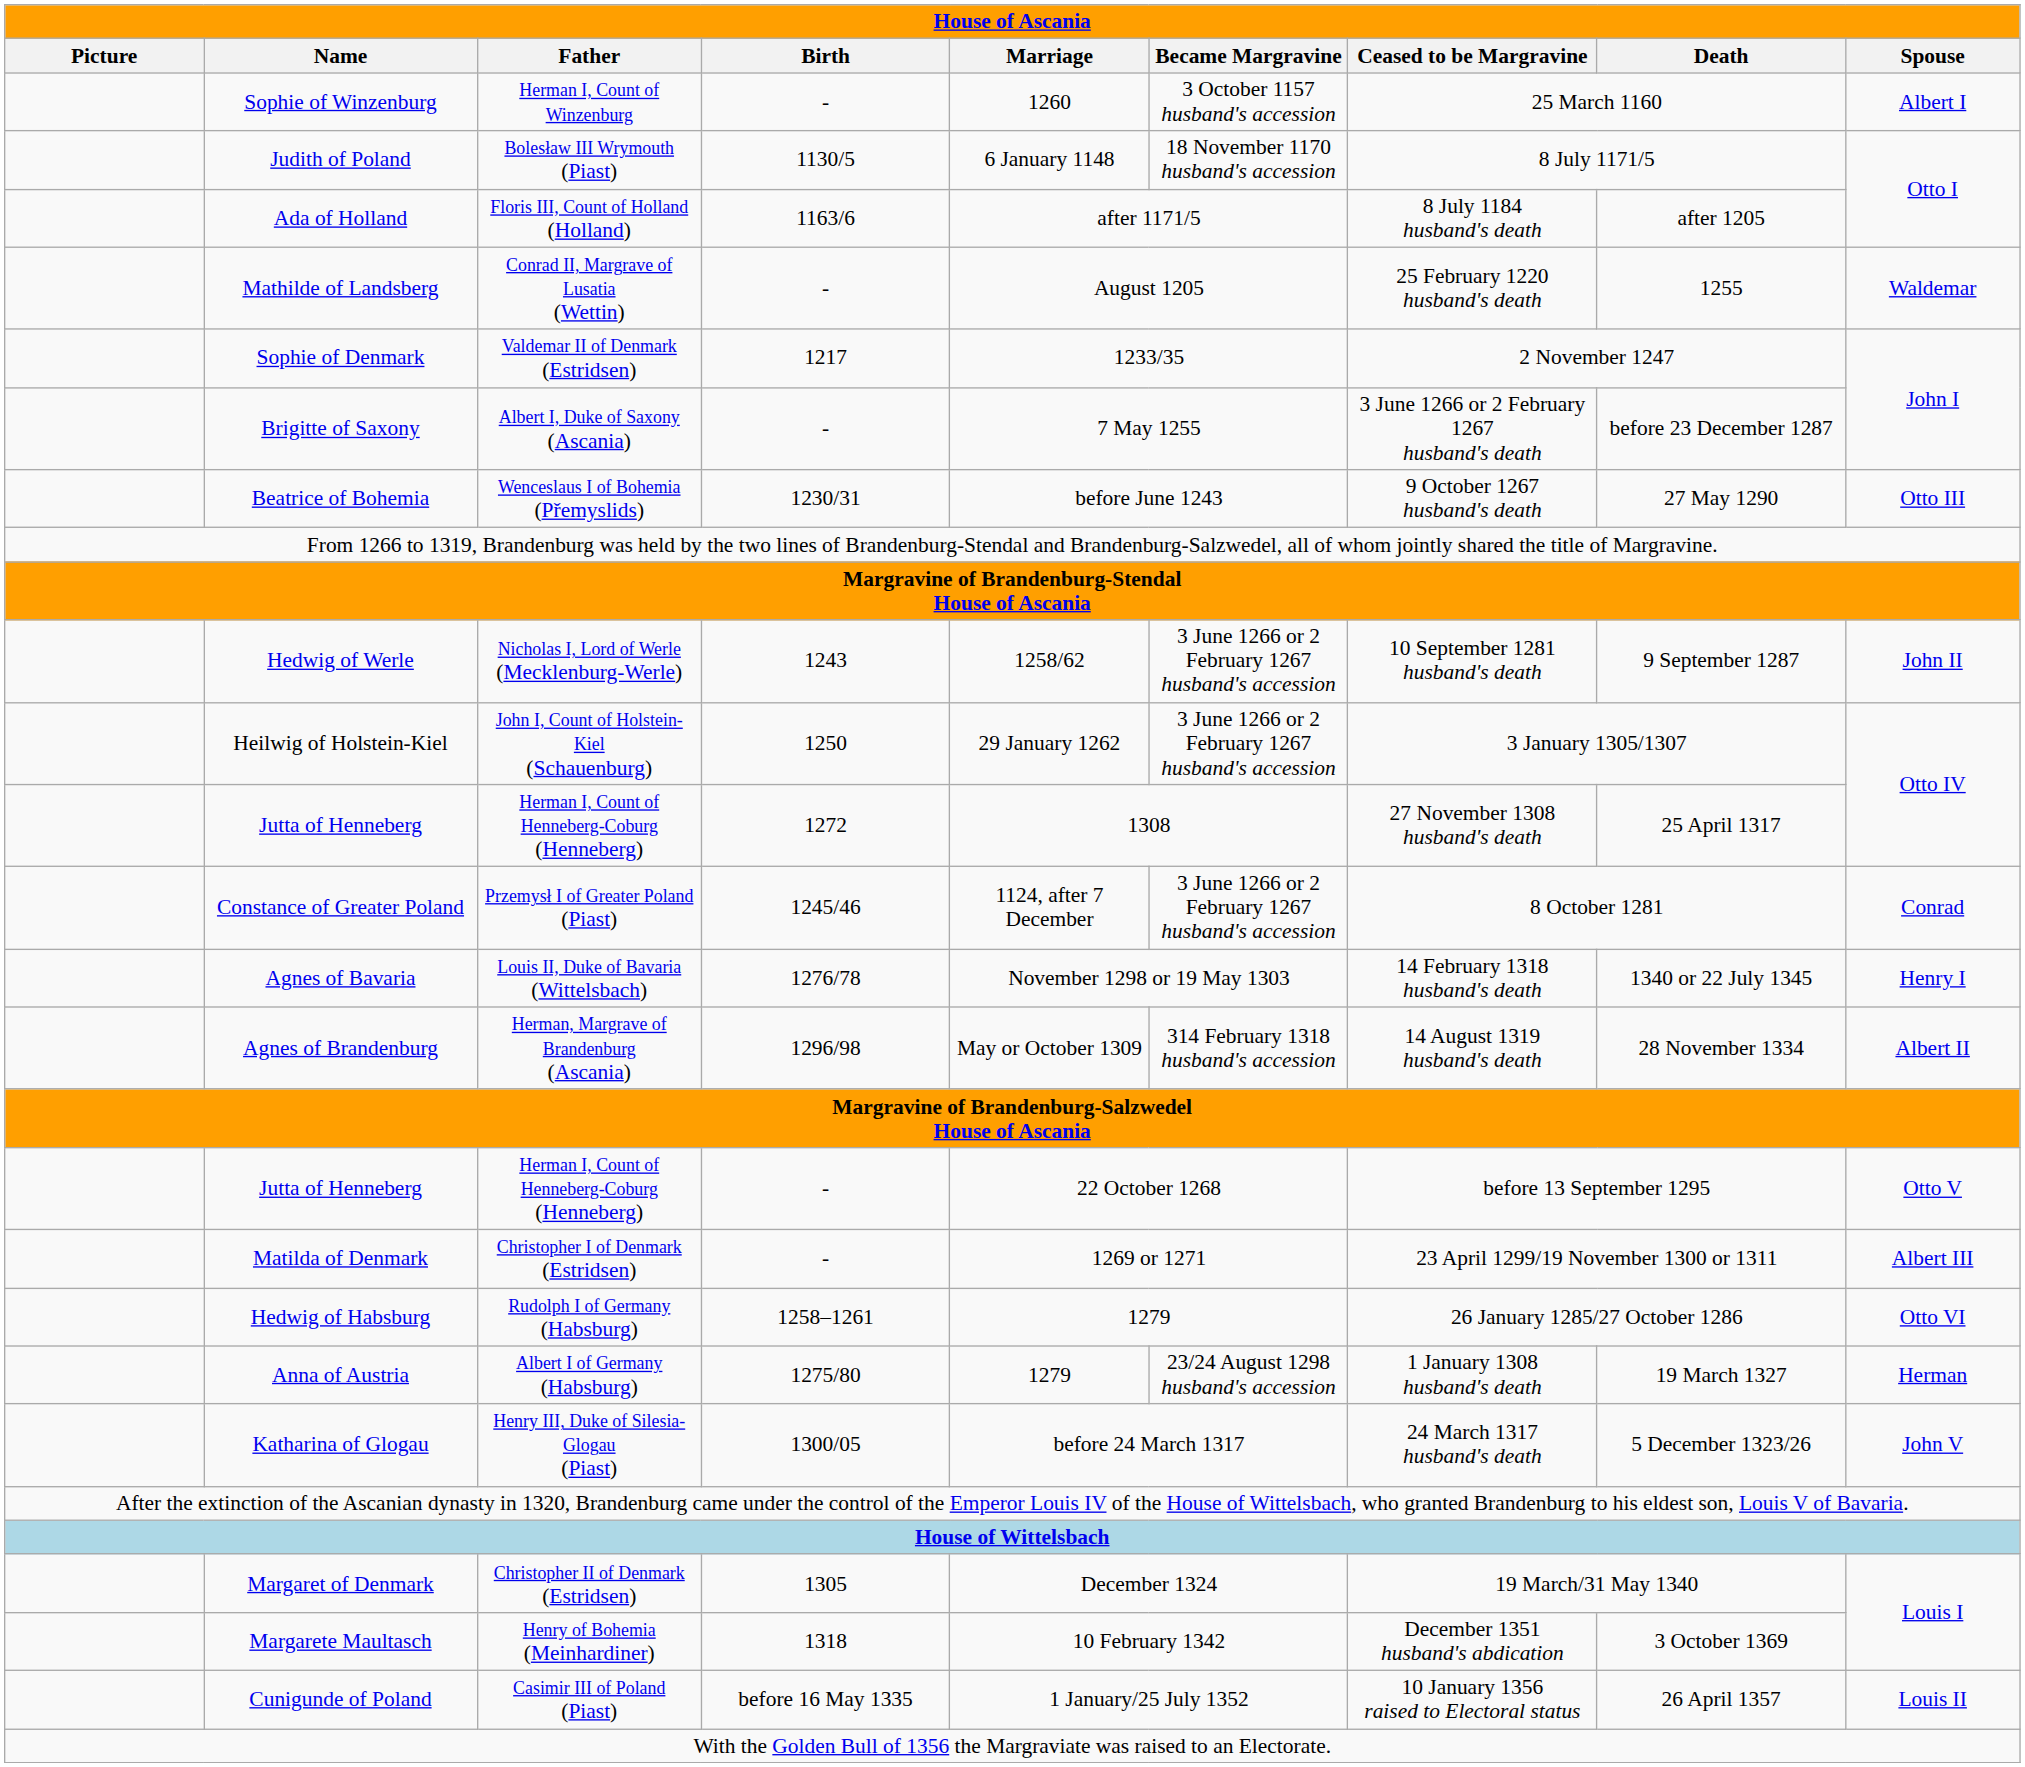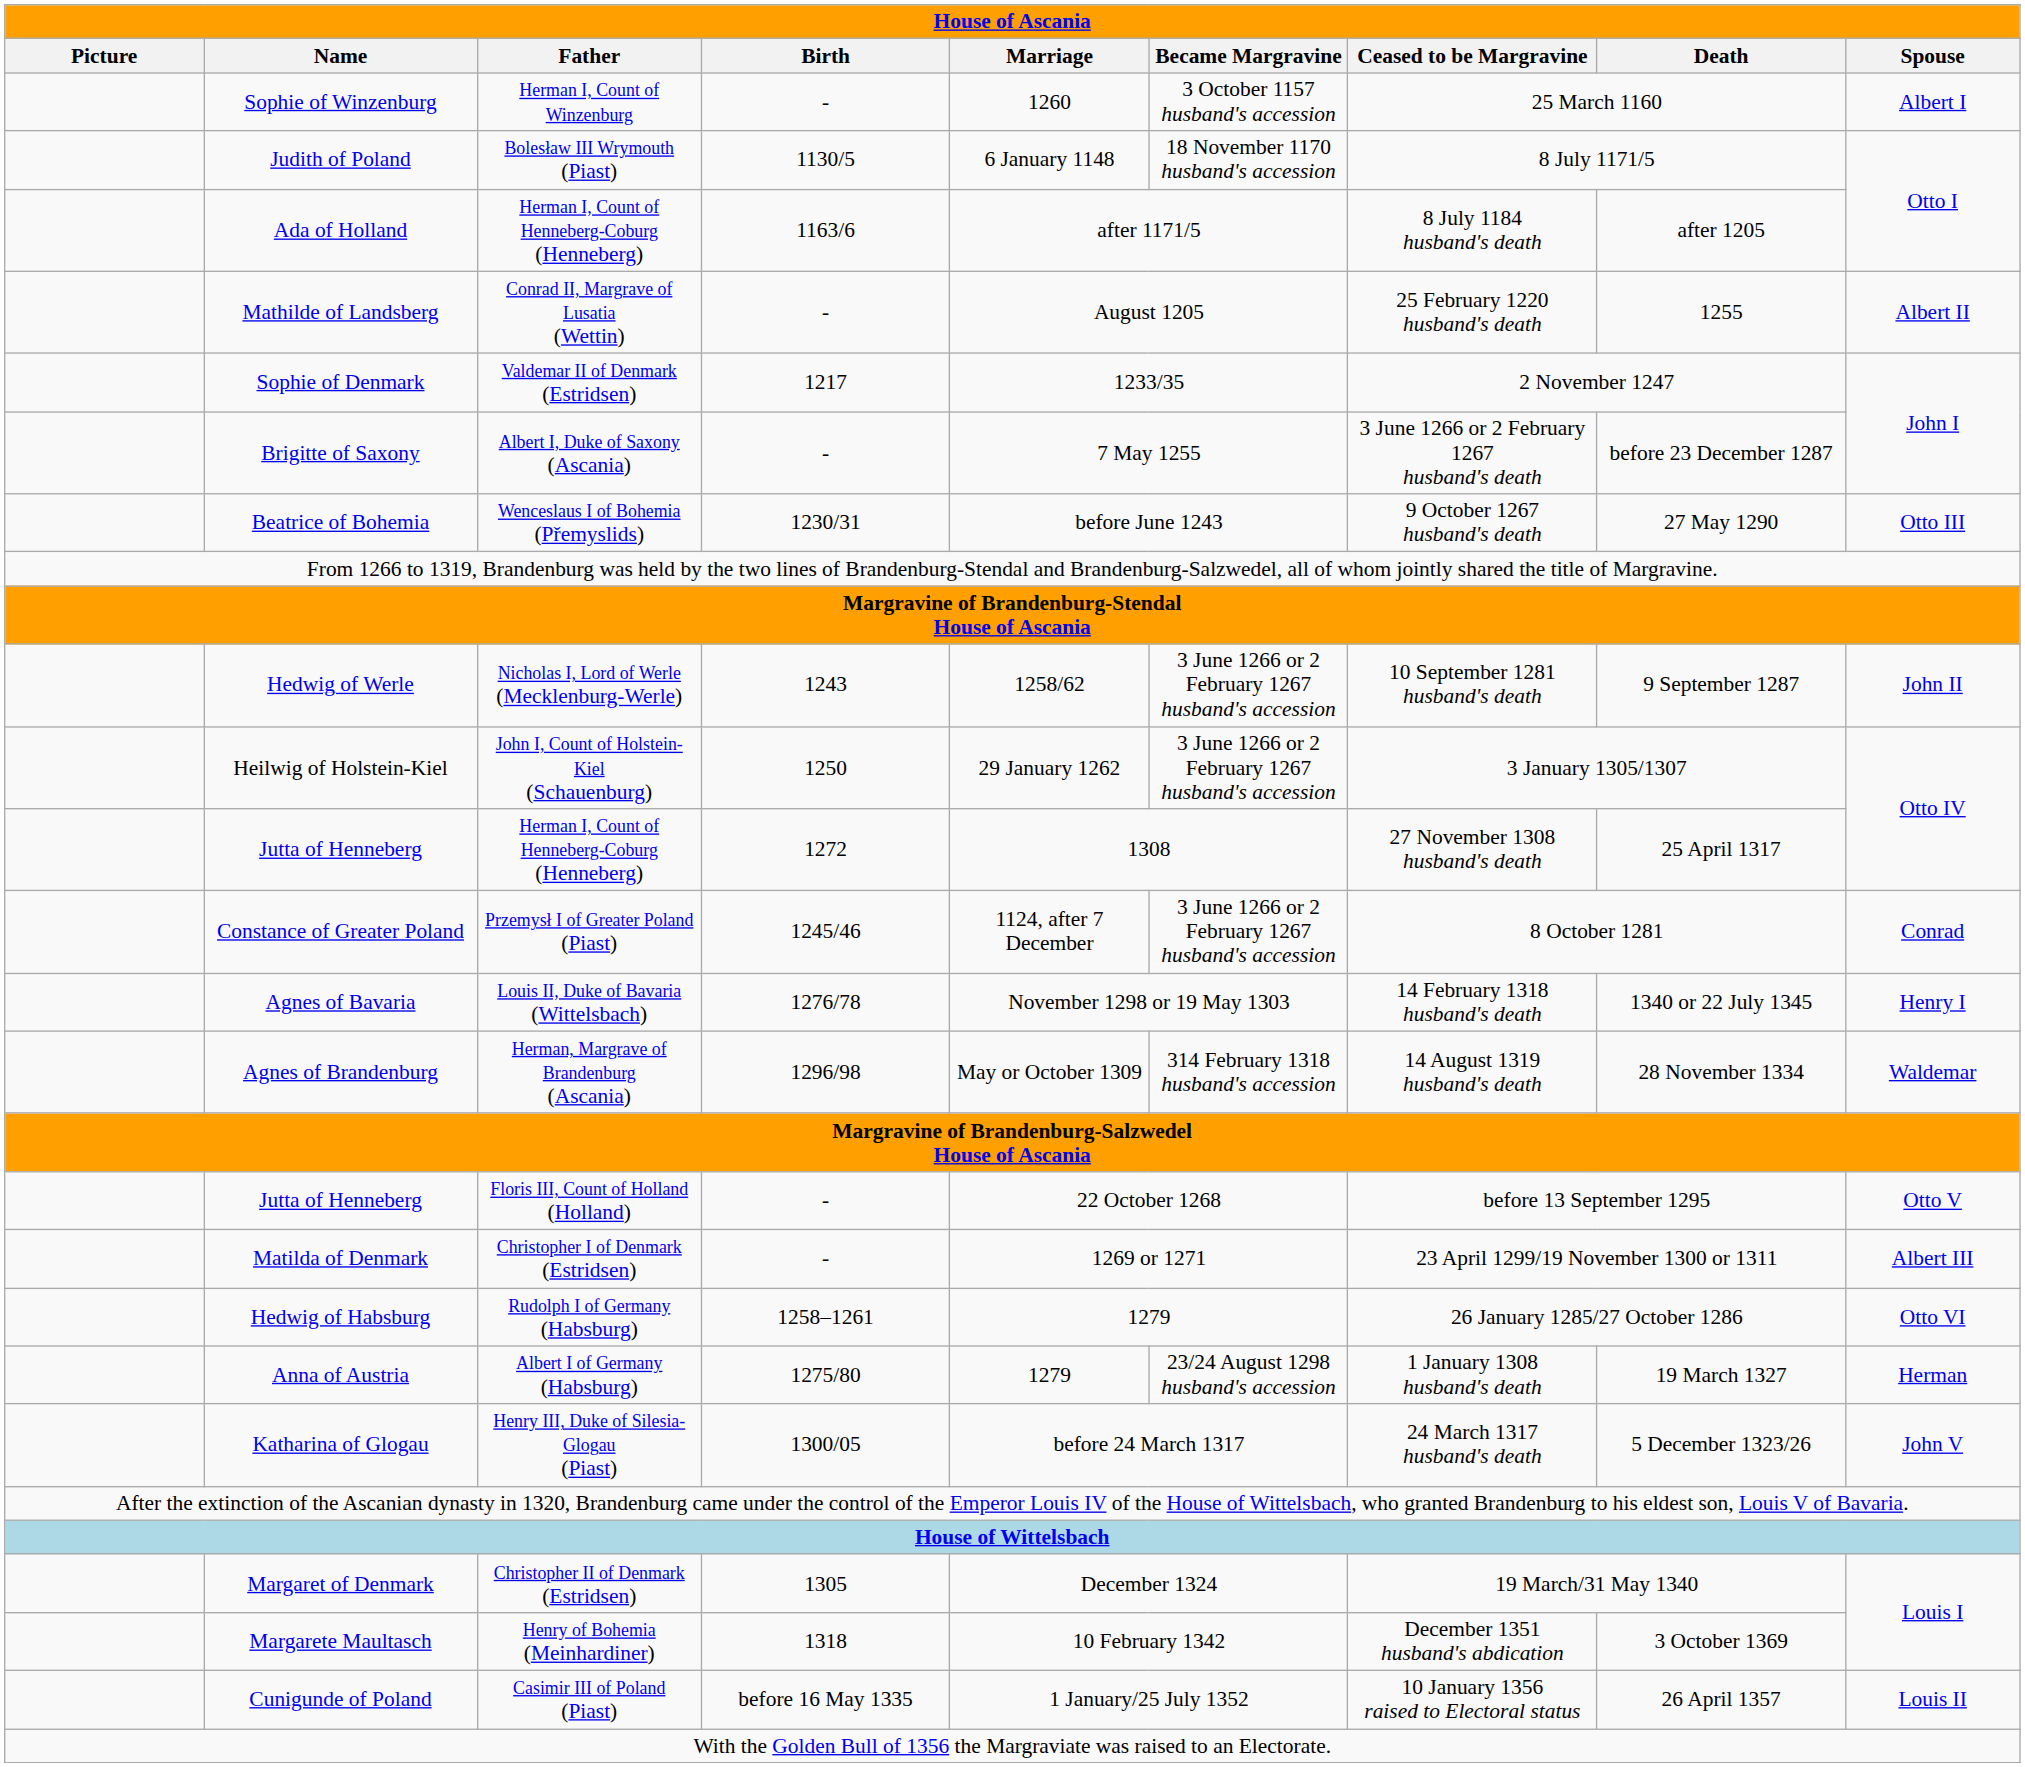(589, 219) Floris III, Count of Holland (Holland) -> (589, 231) Herman I, Count of Henneberg-Coburg (Henneberg)
(1933, 287) Waldemar -> (1933, 312) Albert II
(1933, 1047) Albert II -> (1933, 1072) Waldemar
(589, 1189) Herman I, Count of Henneberg-Coburg (Henneberg) -> (589, 1201) Floris III, Count of Holland (Holland)
